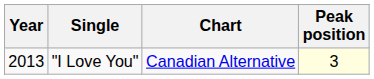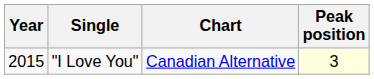(26, 61) 2013 -> (26, 61) 2015
